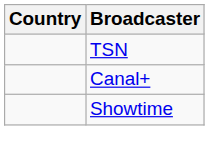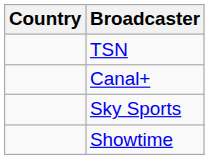+ row: (136, 109)
